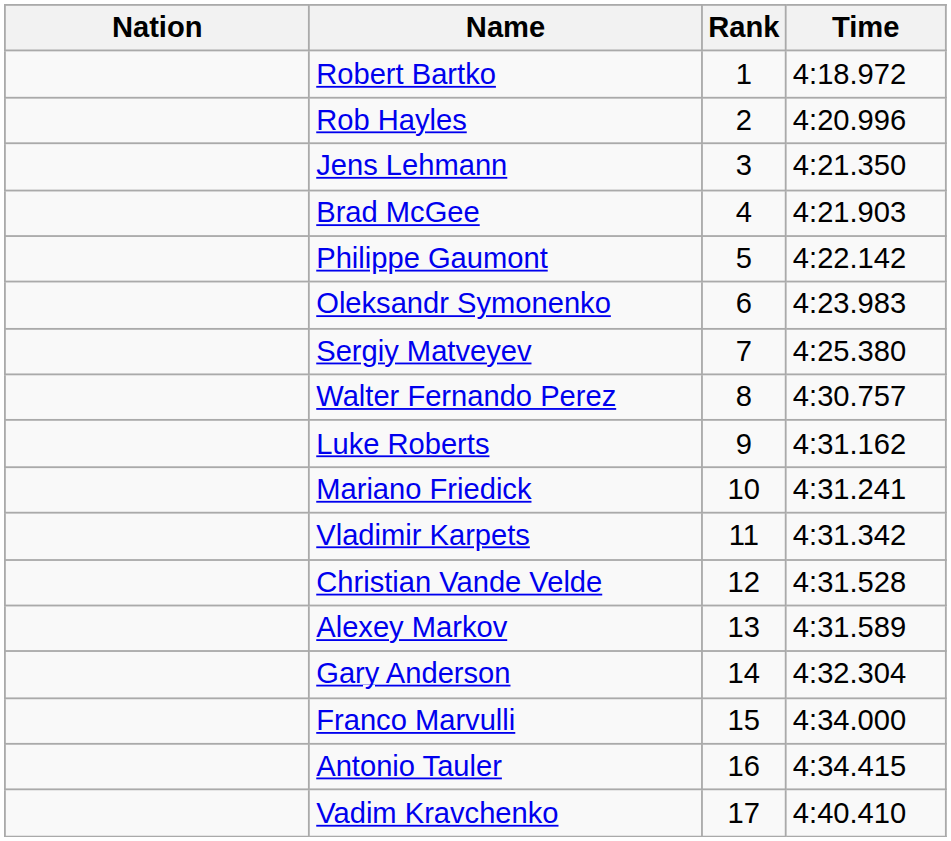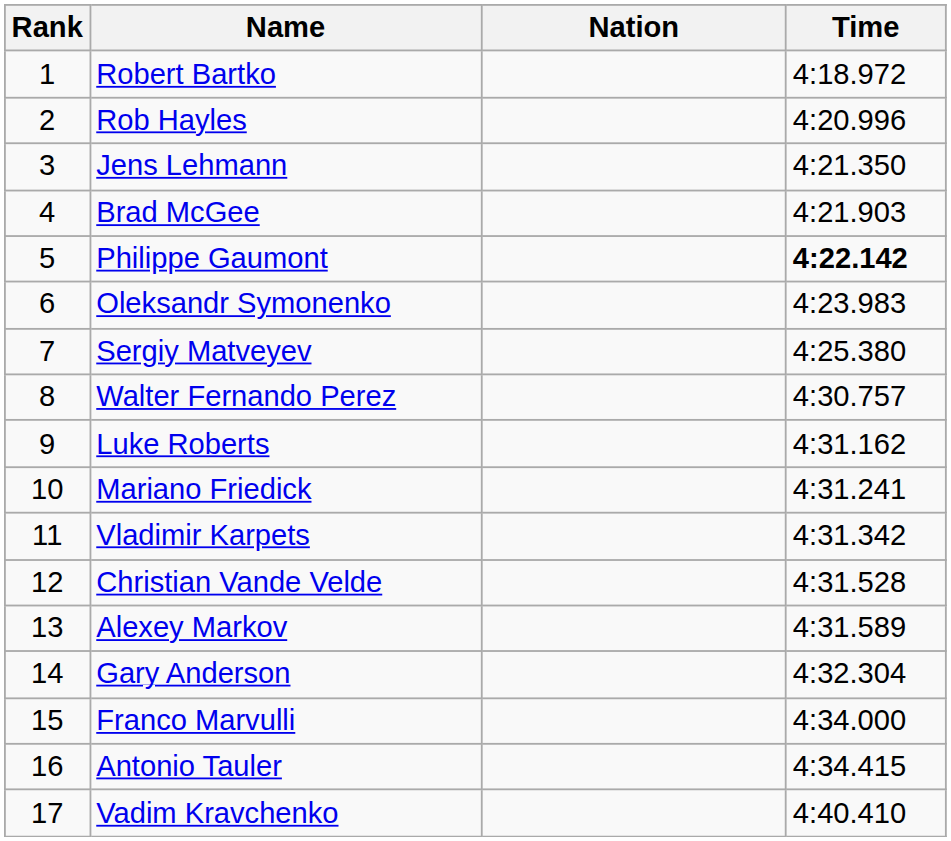columns swapped: (744, 27) <-> (157, 27)
(850, 258) normal -> (850, 258) bold
